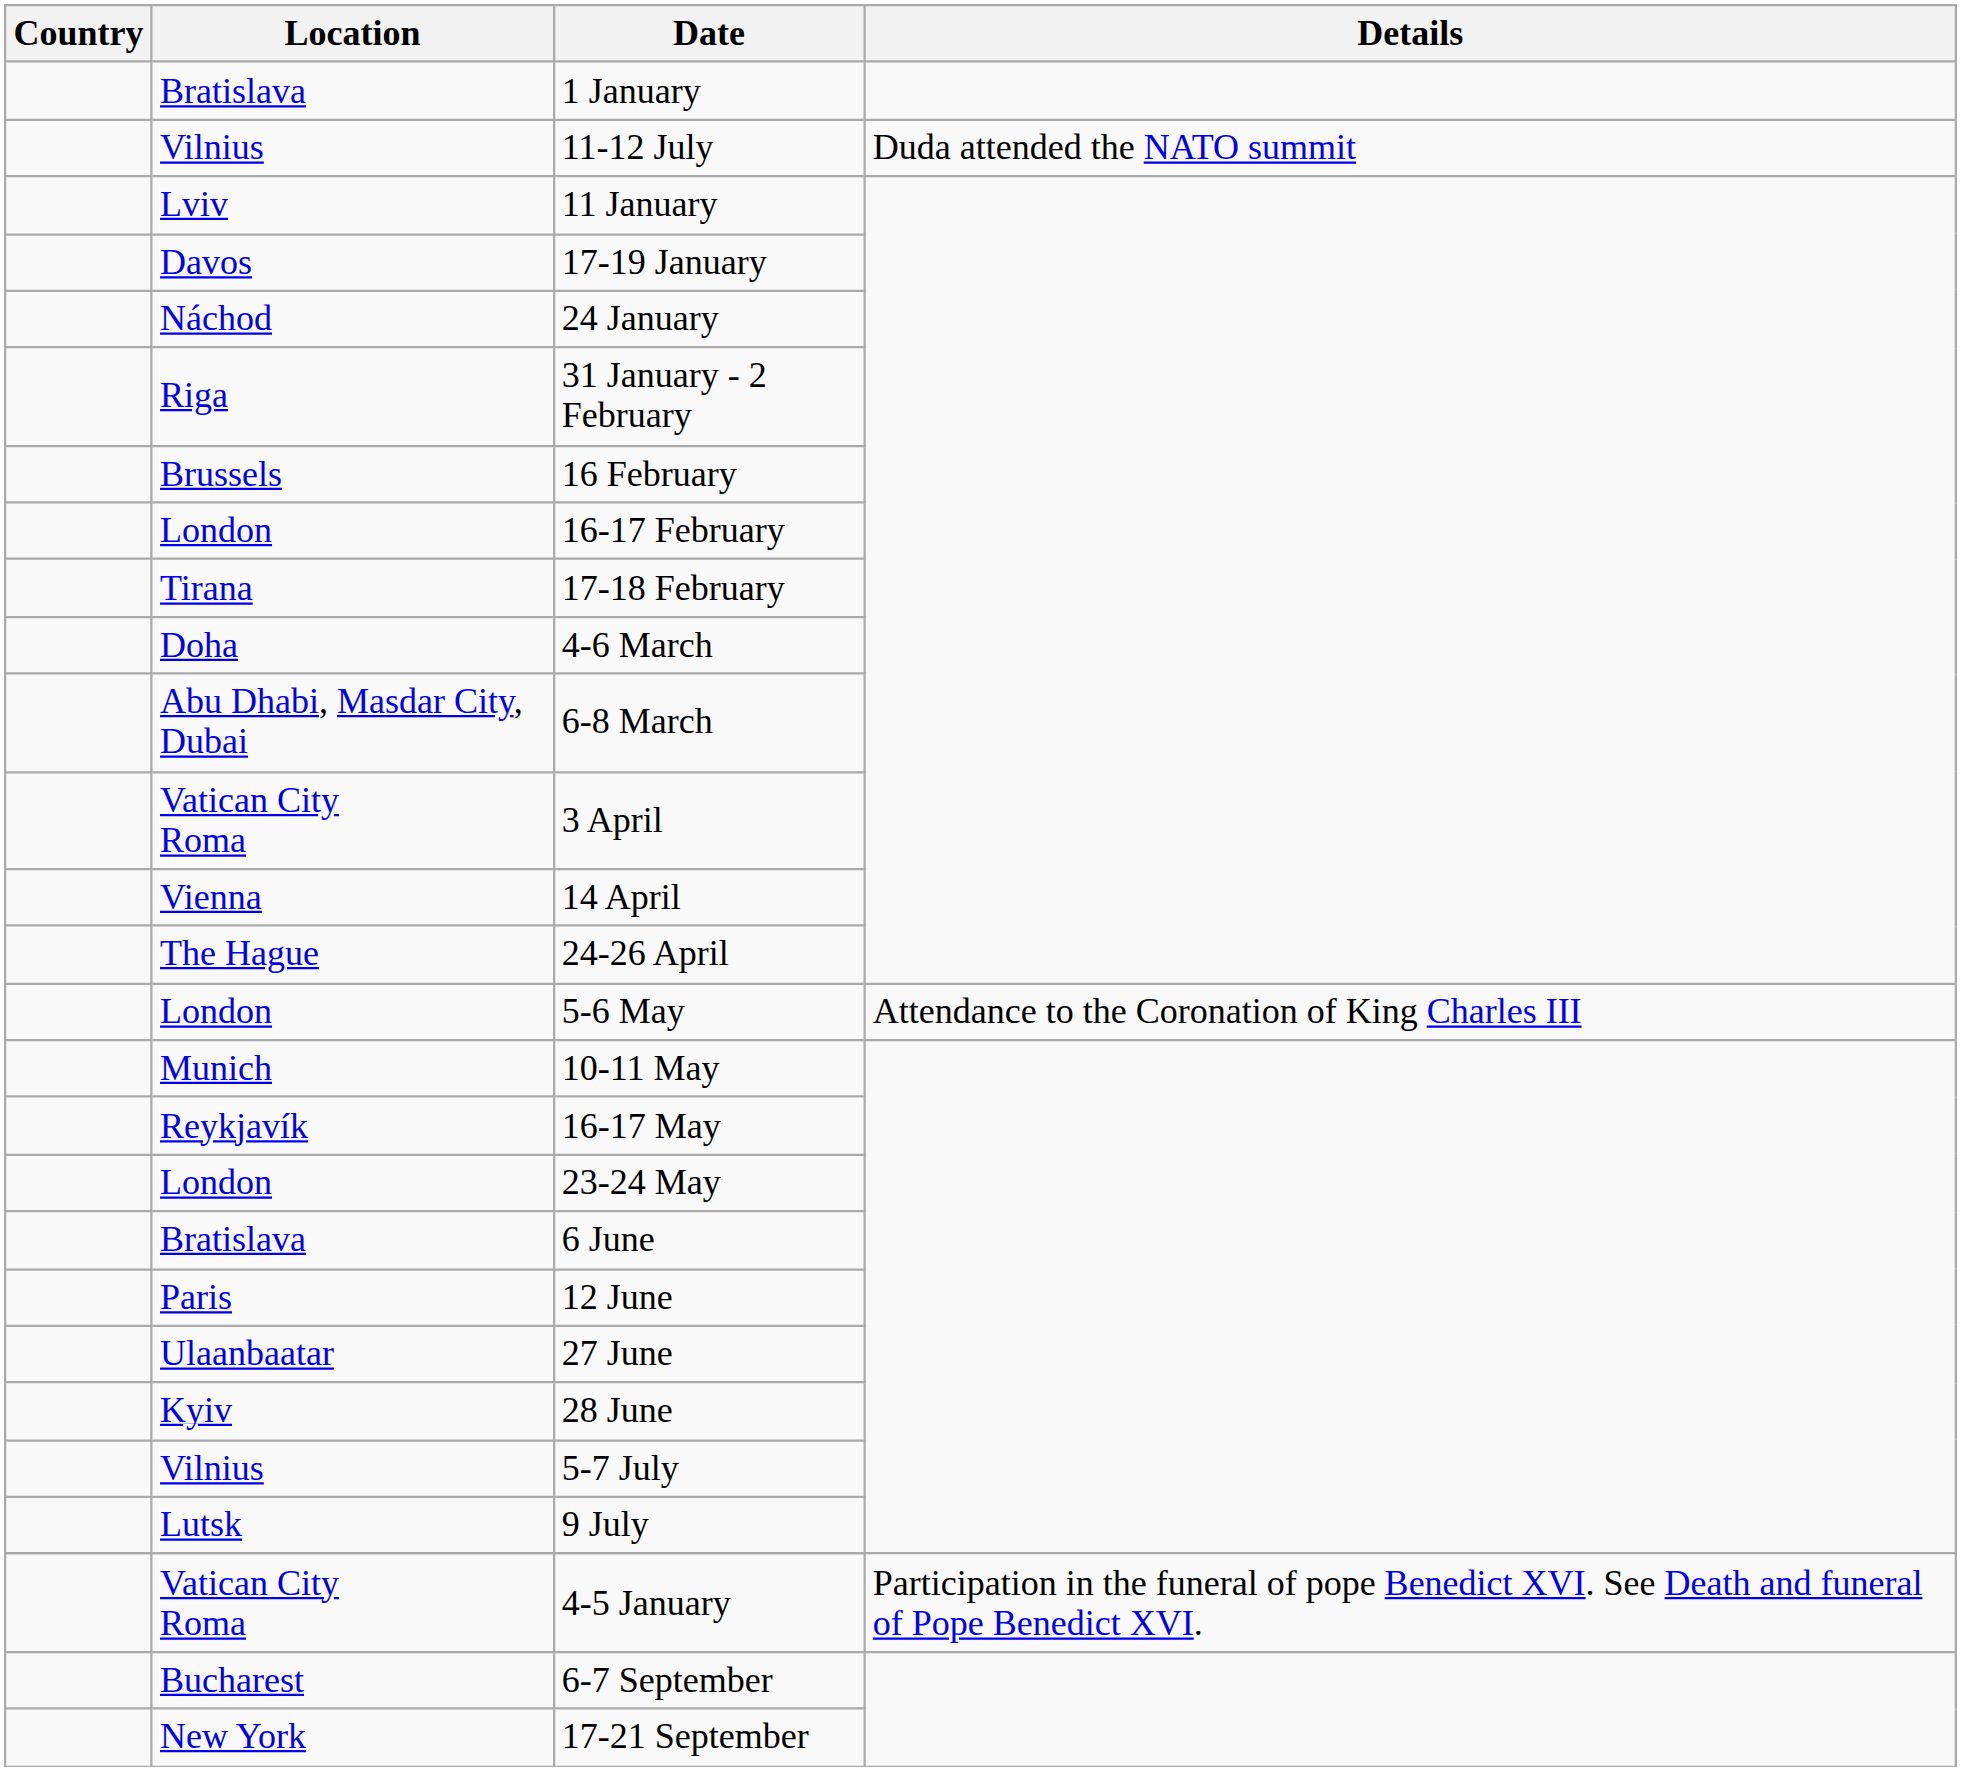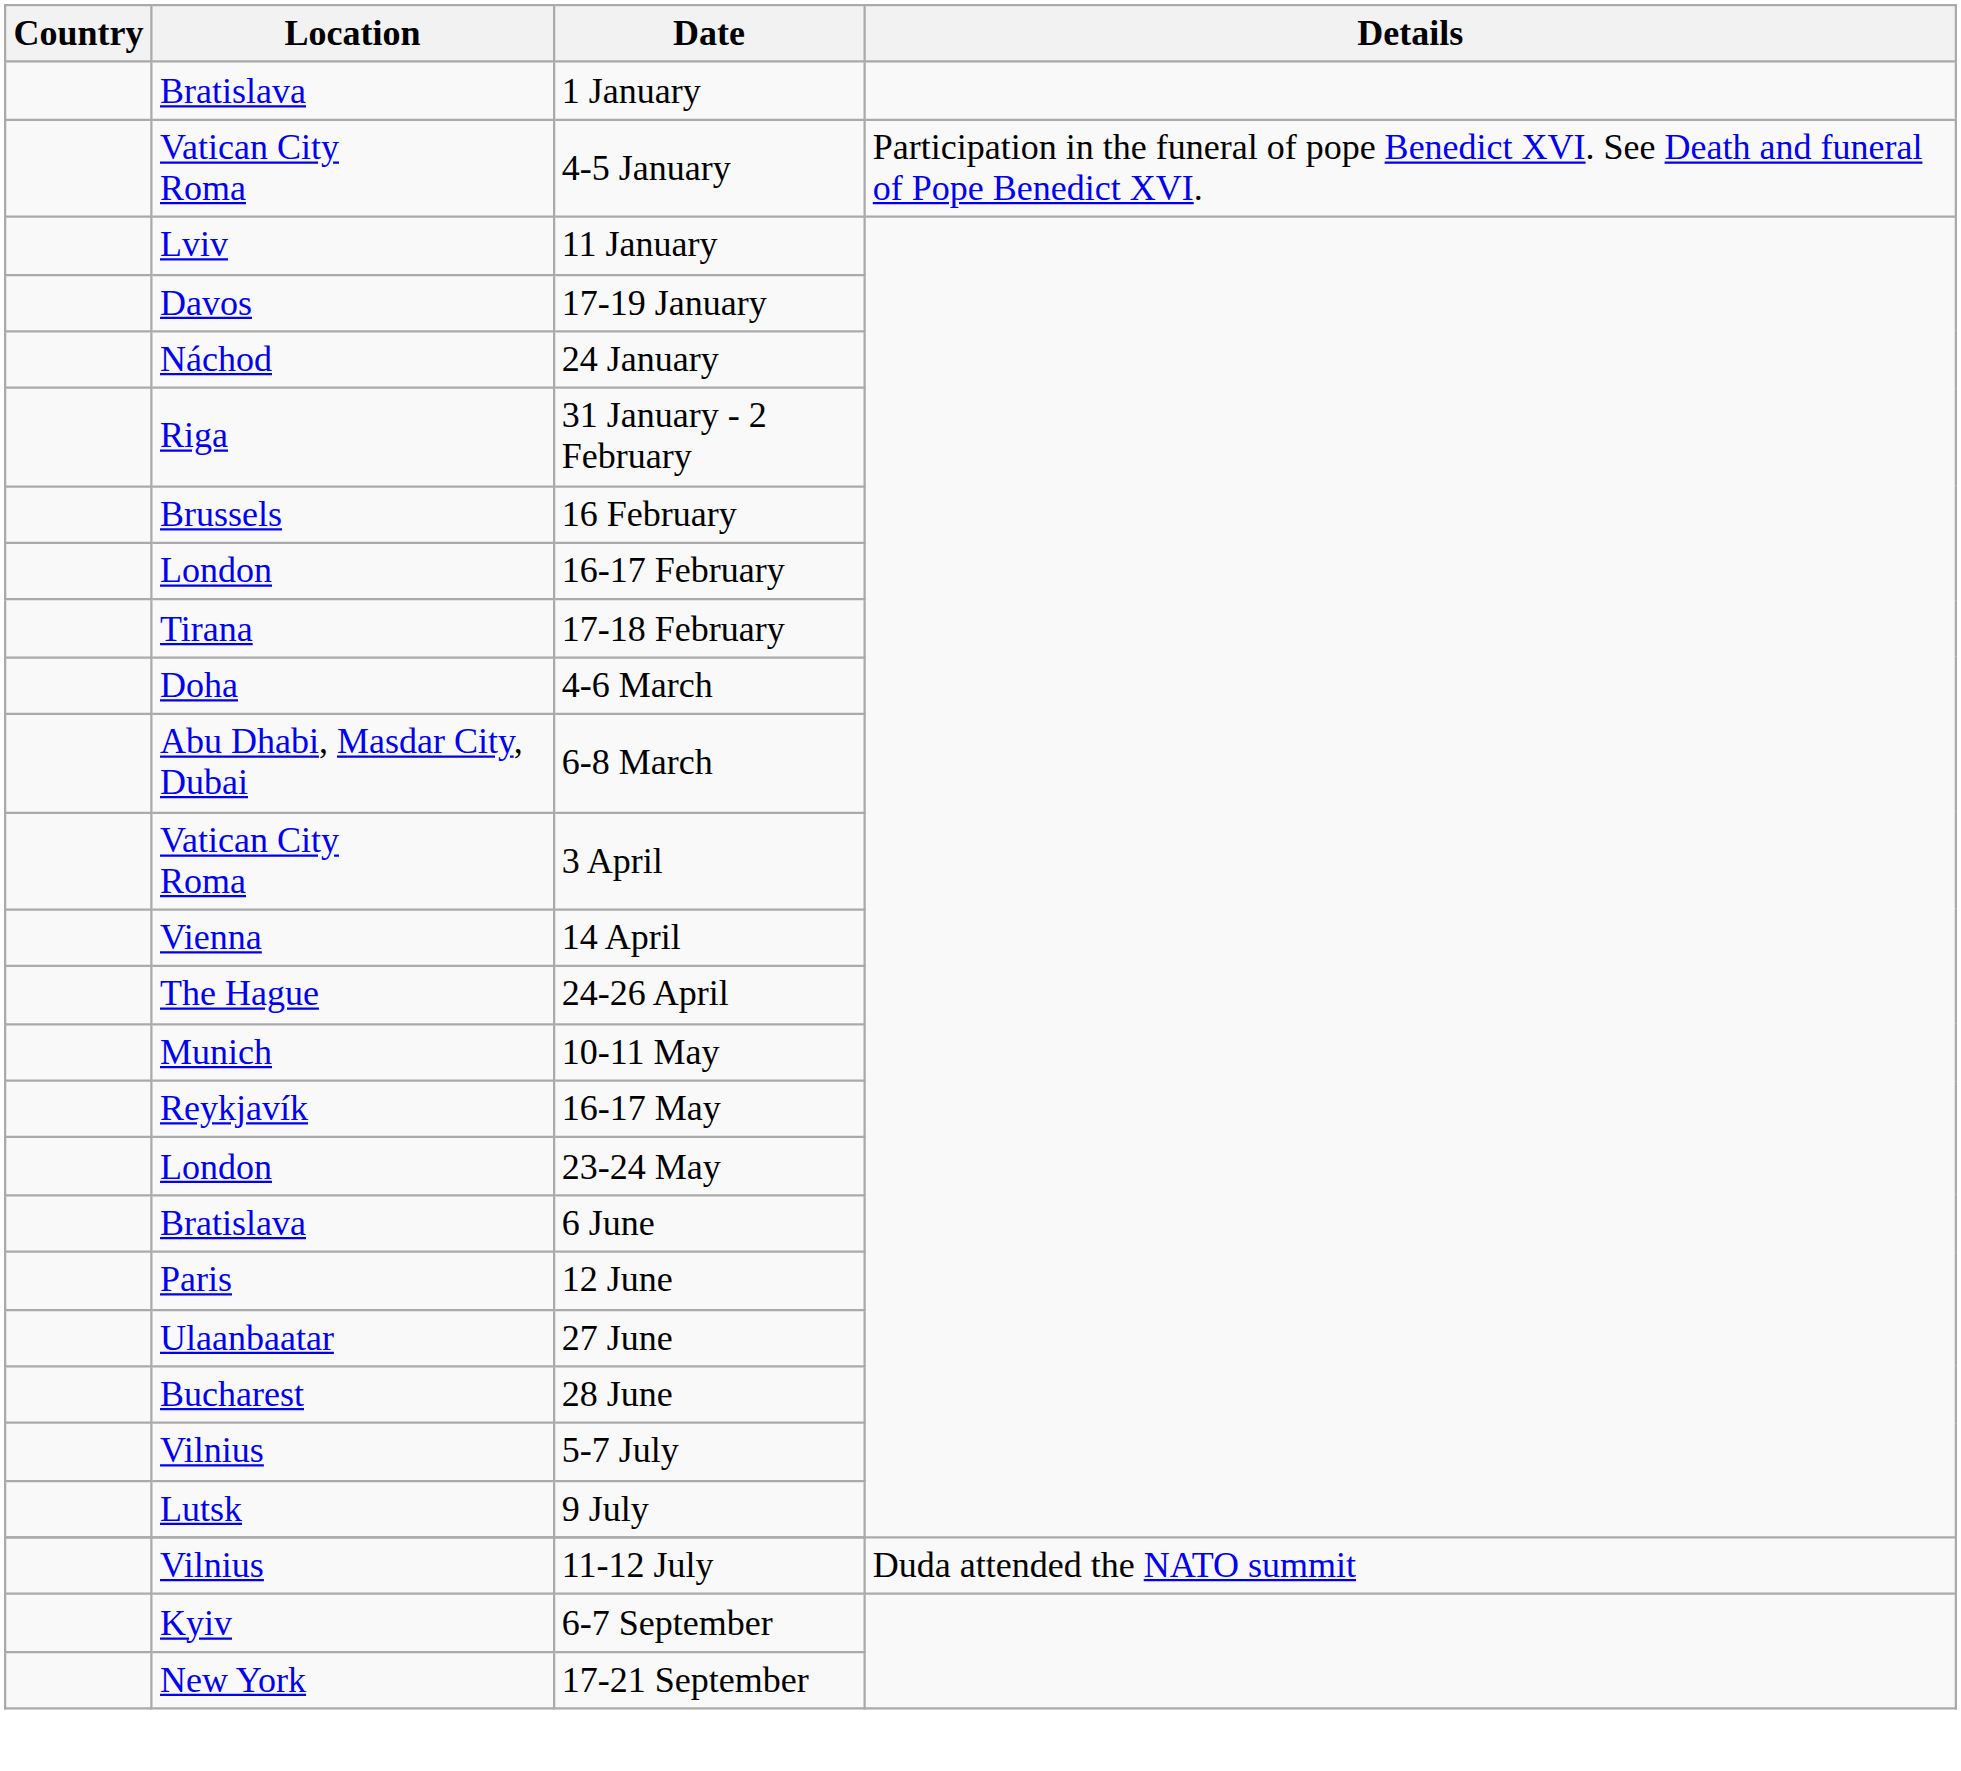rows swapped: (646, 1602) <-> (638, 147)
- row: (623, 1010)
(196, 1410) Kyiv -> (232, 1394) Bucharest
(232, 1679) Bucharest -> (196, 1622) Kyiv
